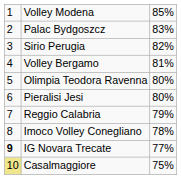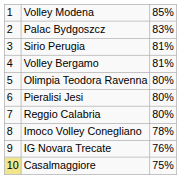(163, 47) 82% -> (163, 47) 81%
(163, 115) 79% -> (163, 115) 80%
(10, 149) bold -> (10, 149) normal
(163, 149) 77% -> (163, 149) 76%
